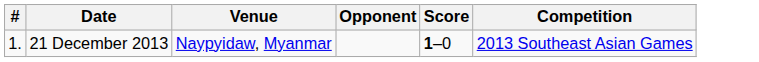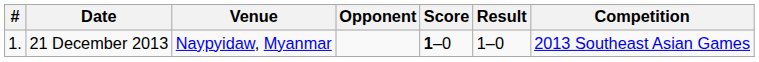+ column: (502, 17)
